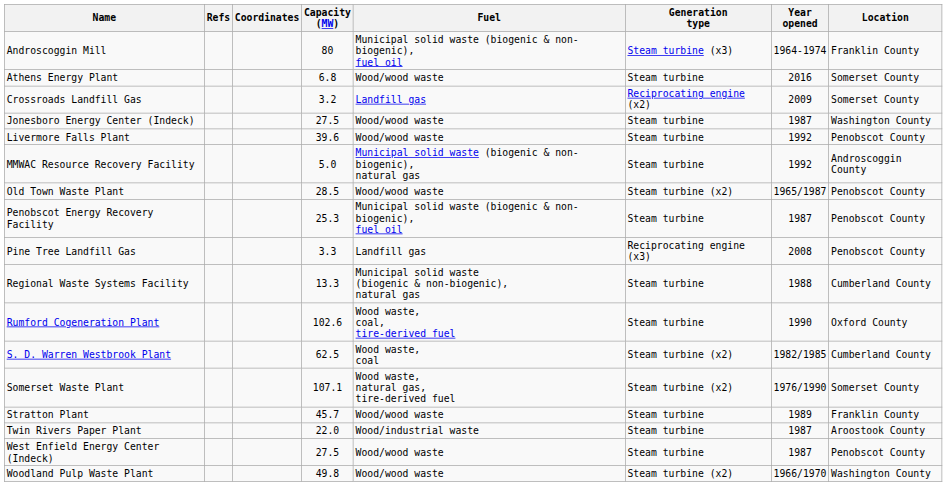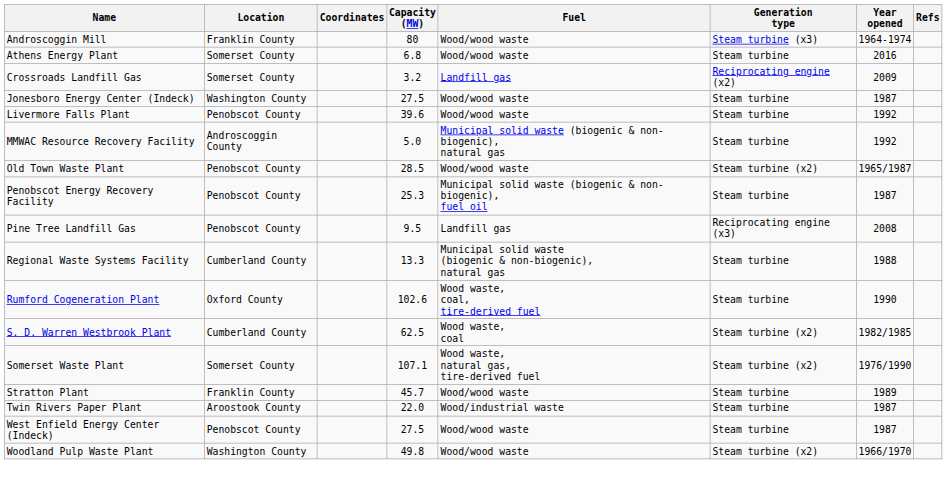columns swapped: (885, 18) <-> (218, 18)
(467, 51) Municipal solid waste (biogenic & non-biogenic), fuel oil -> (485, 39) Wood/wood waste
(327, 251) 3.3 -> (412, 228) 9.5
